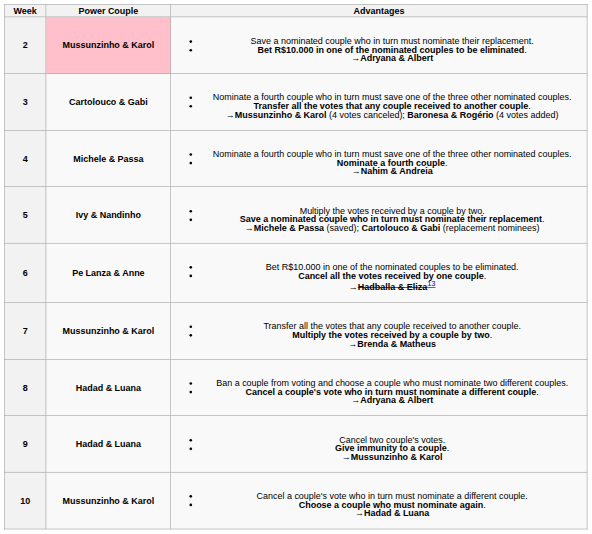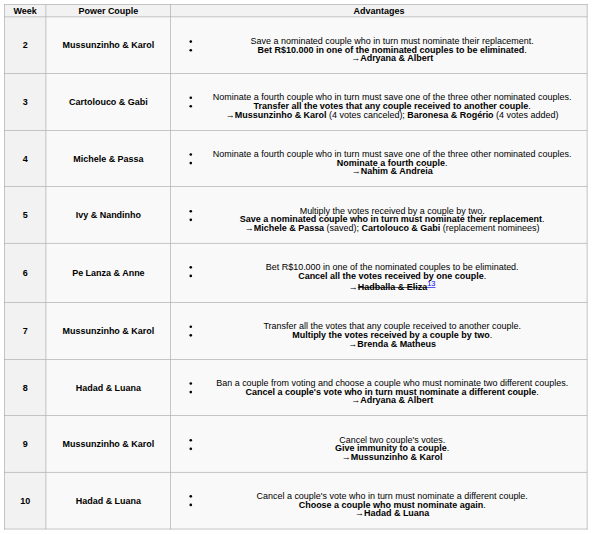(108, 45) pink background -> (108, 45) no background
(108, 444) Hadad & Luana -> (108, 444) Mussunzinho & Karol
(108, 500) Mussunzinho & Karol -> (108, 500) Hadad & Luana
